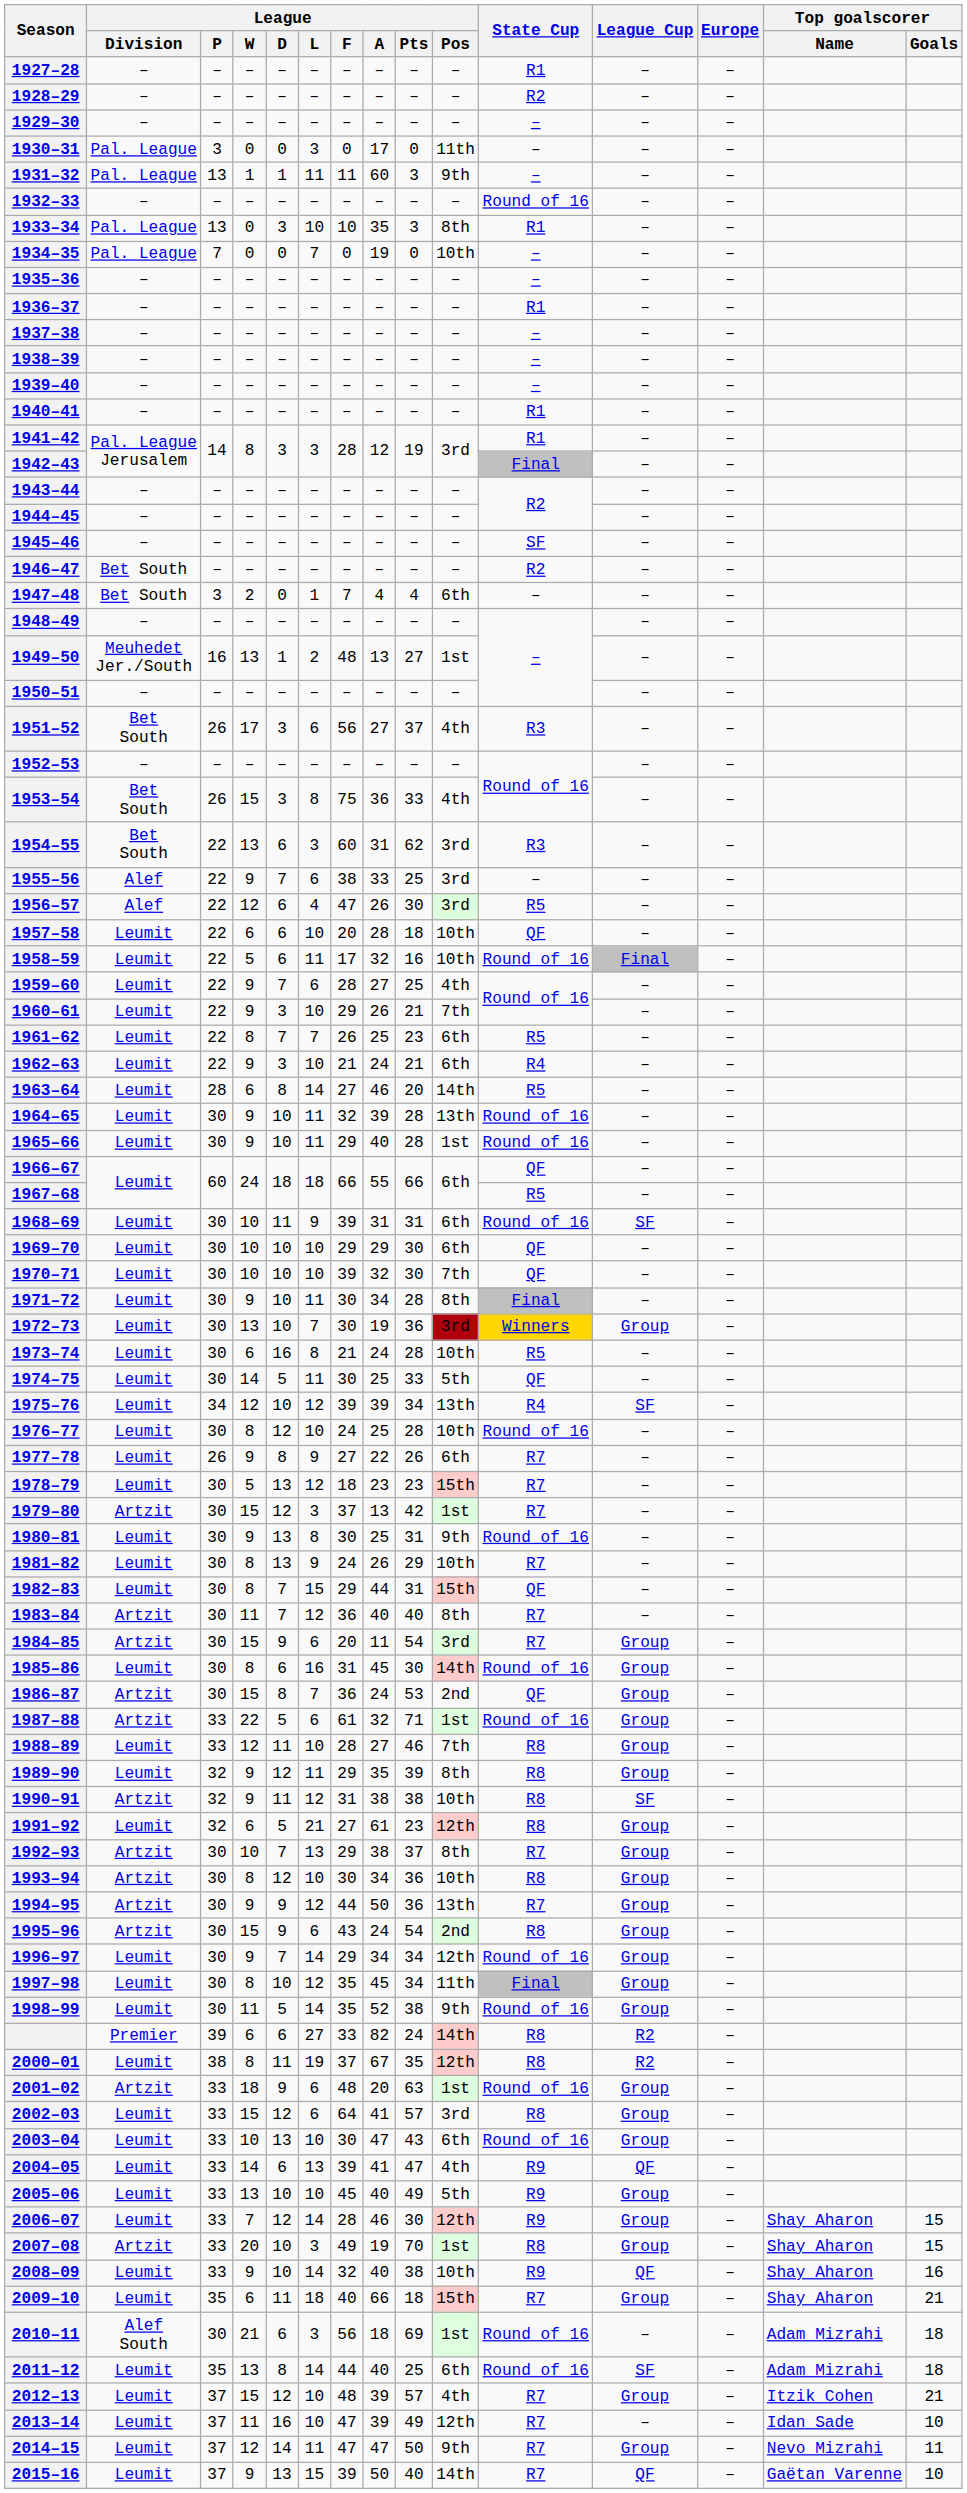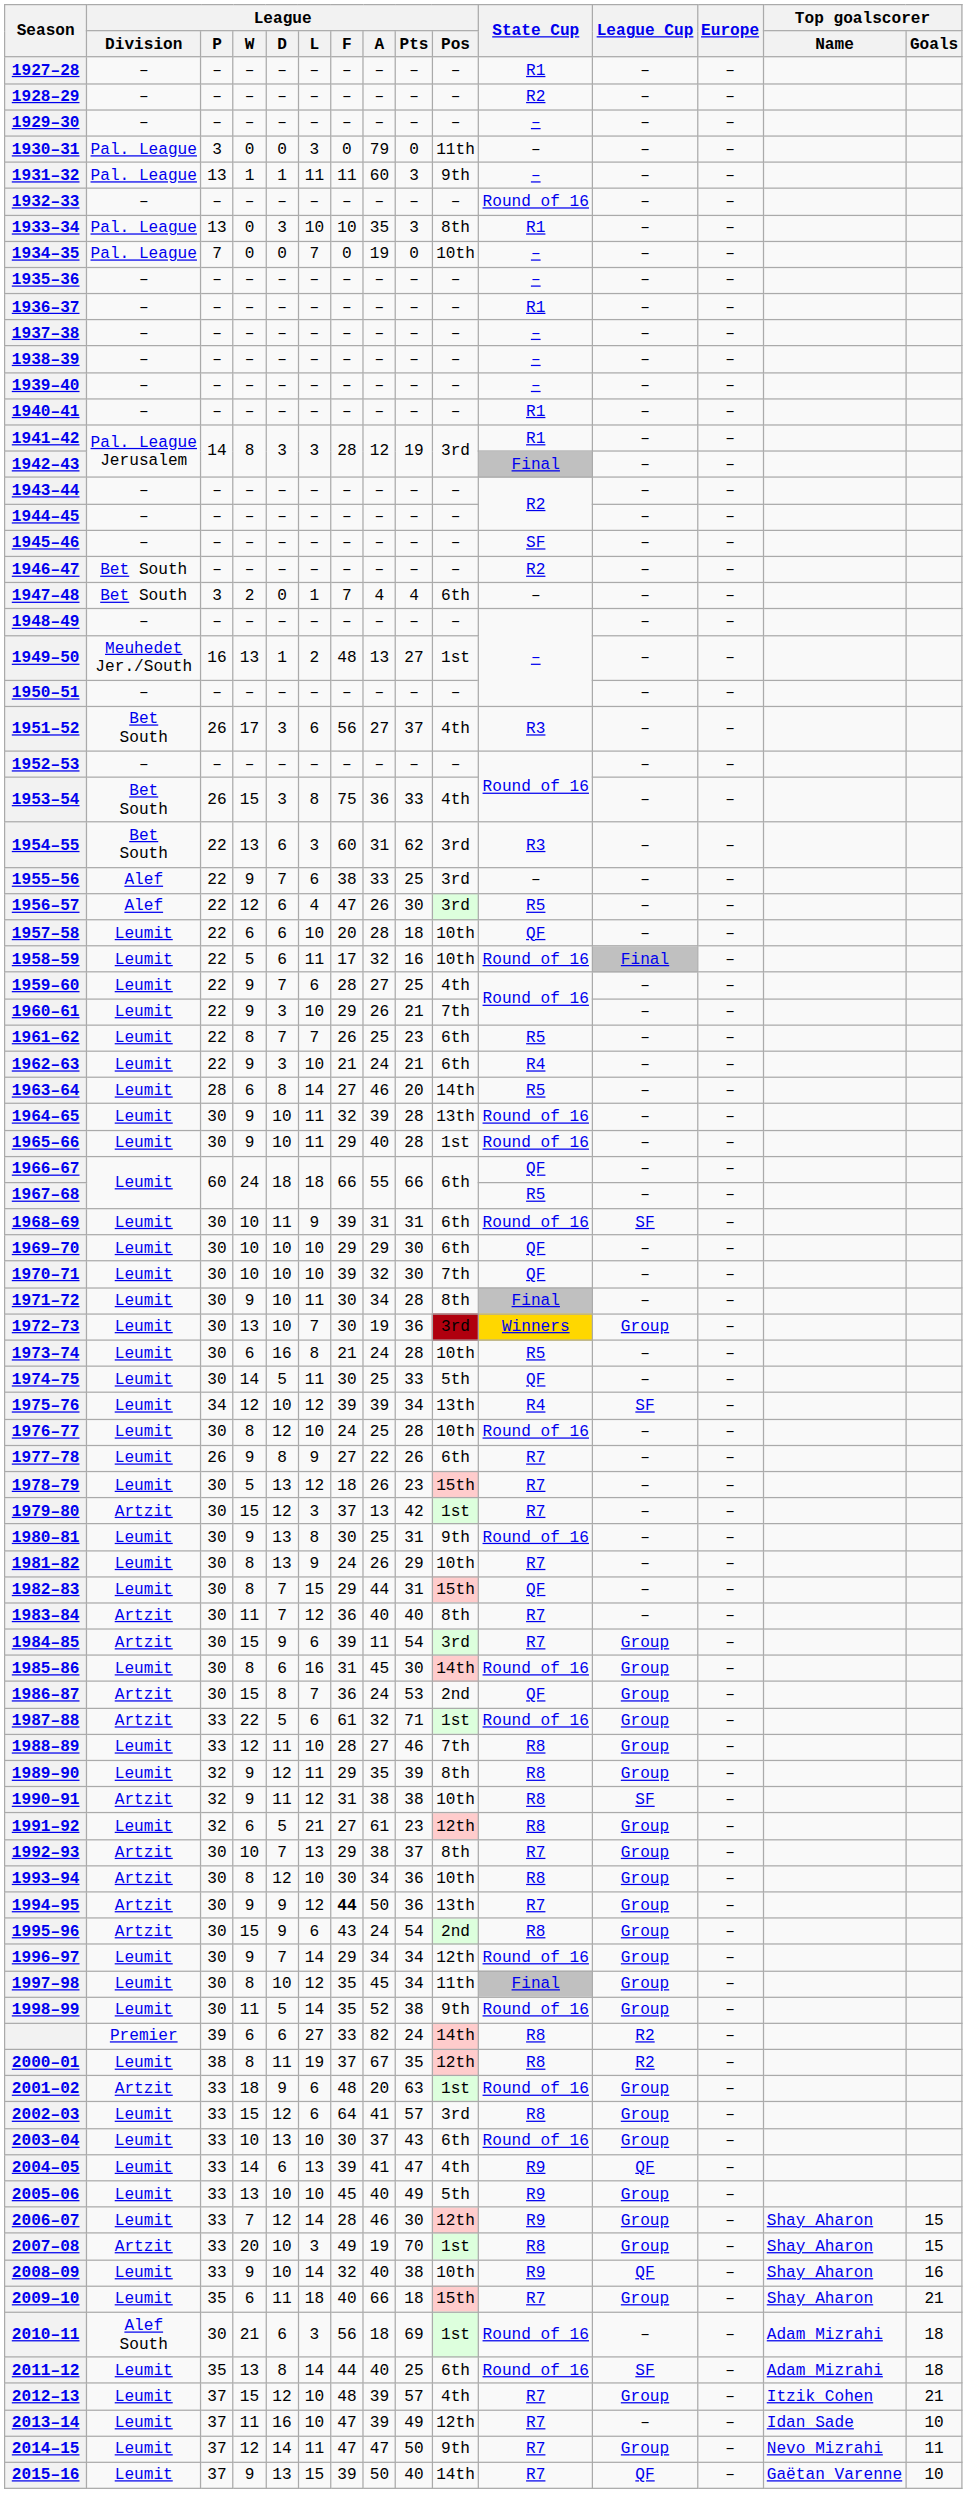(379, 149) 17 -> (379, 149) 79
(379, 1485) 23 -> (379, 1485) 26
(347, 1642) 20 -> (347, 1642) 39
(347, 1905) normal -> (347, 1905) bold
(379, 2141) 47 -> (379, 2141) 37
